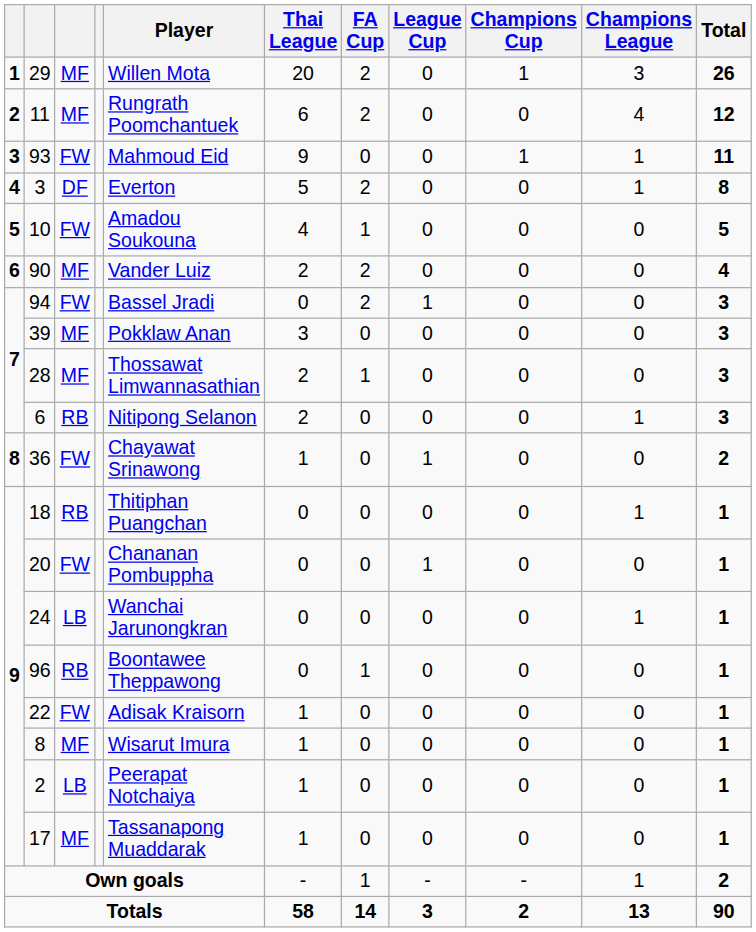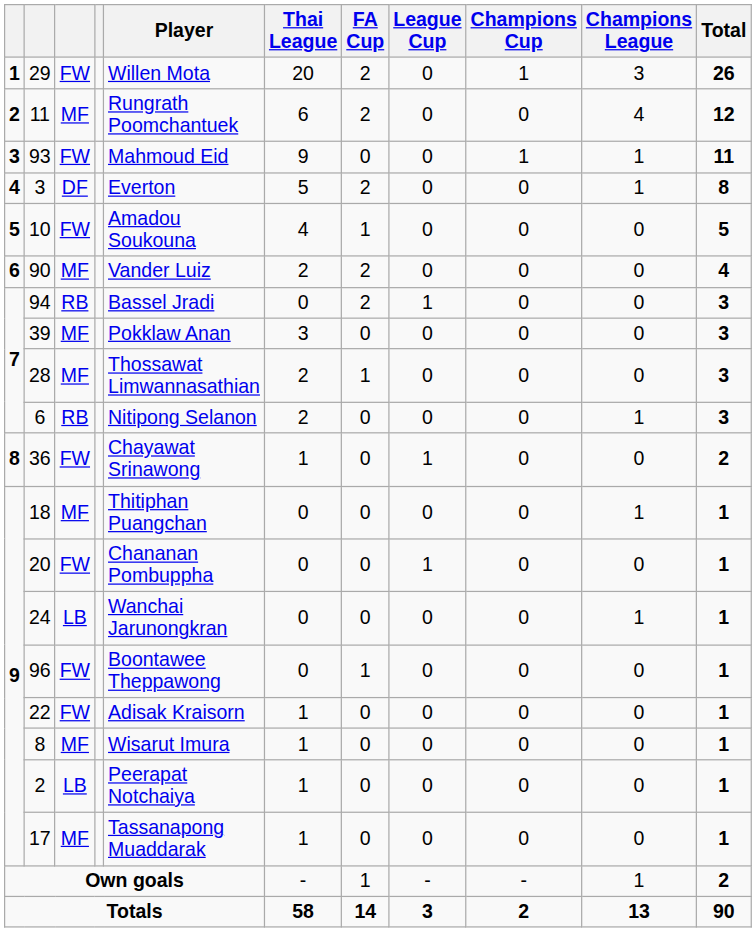(75, 72) MF -> (75, 72) FW
(75, 302) FW -> (75, 302) RB
(75, 512) RB -> (75, 512) MF
(75, 671) RB -> (75, 671) FW
